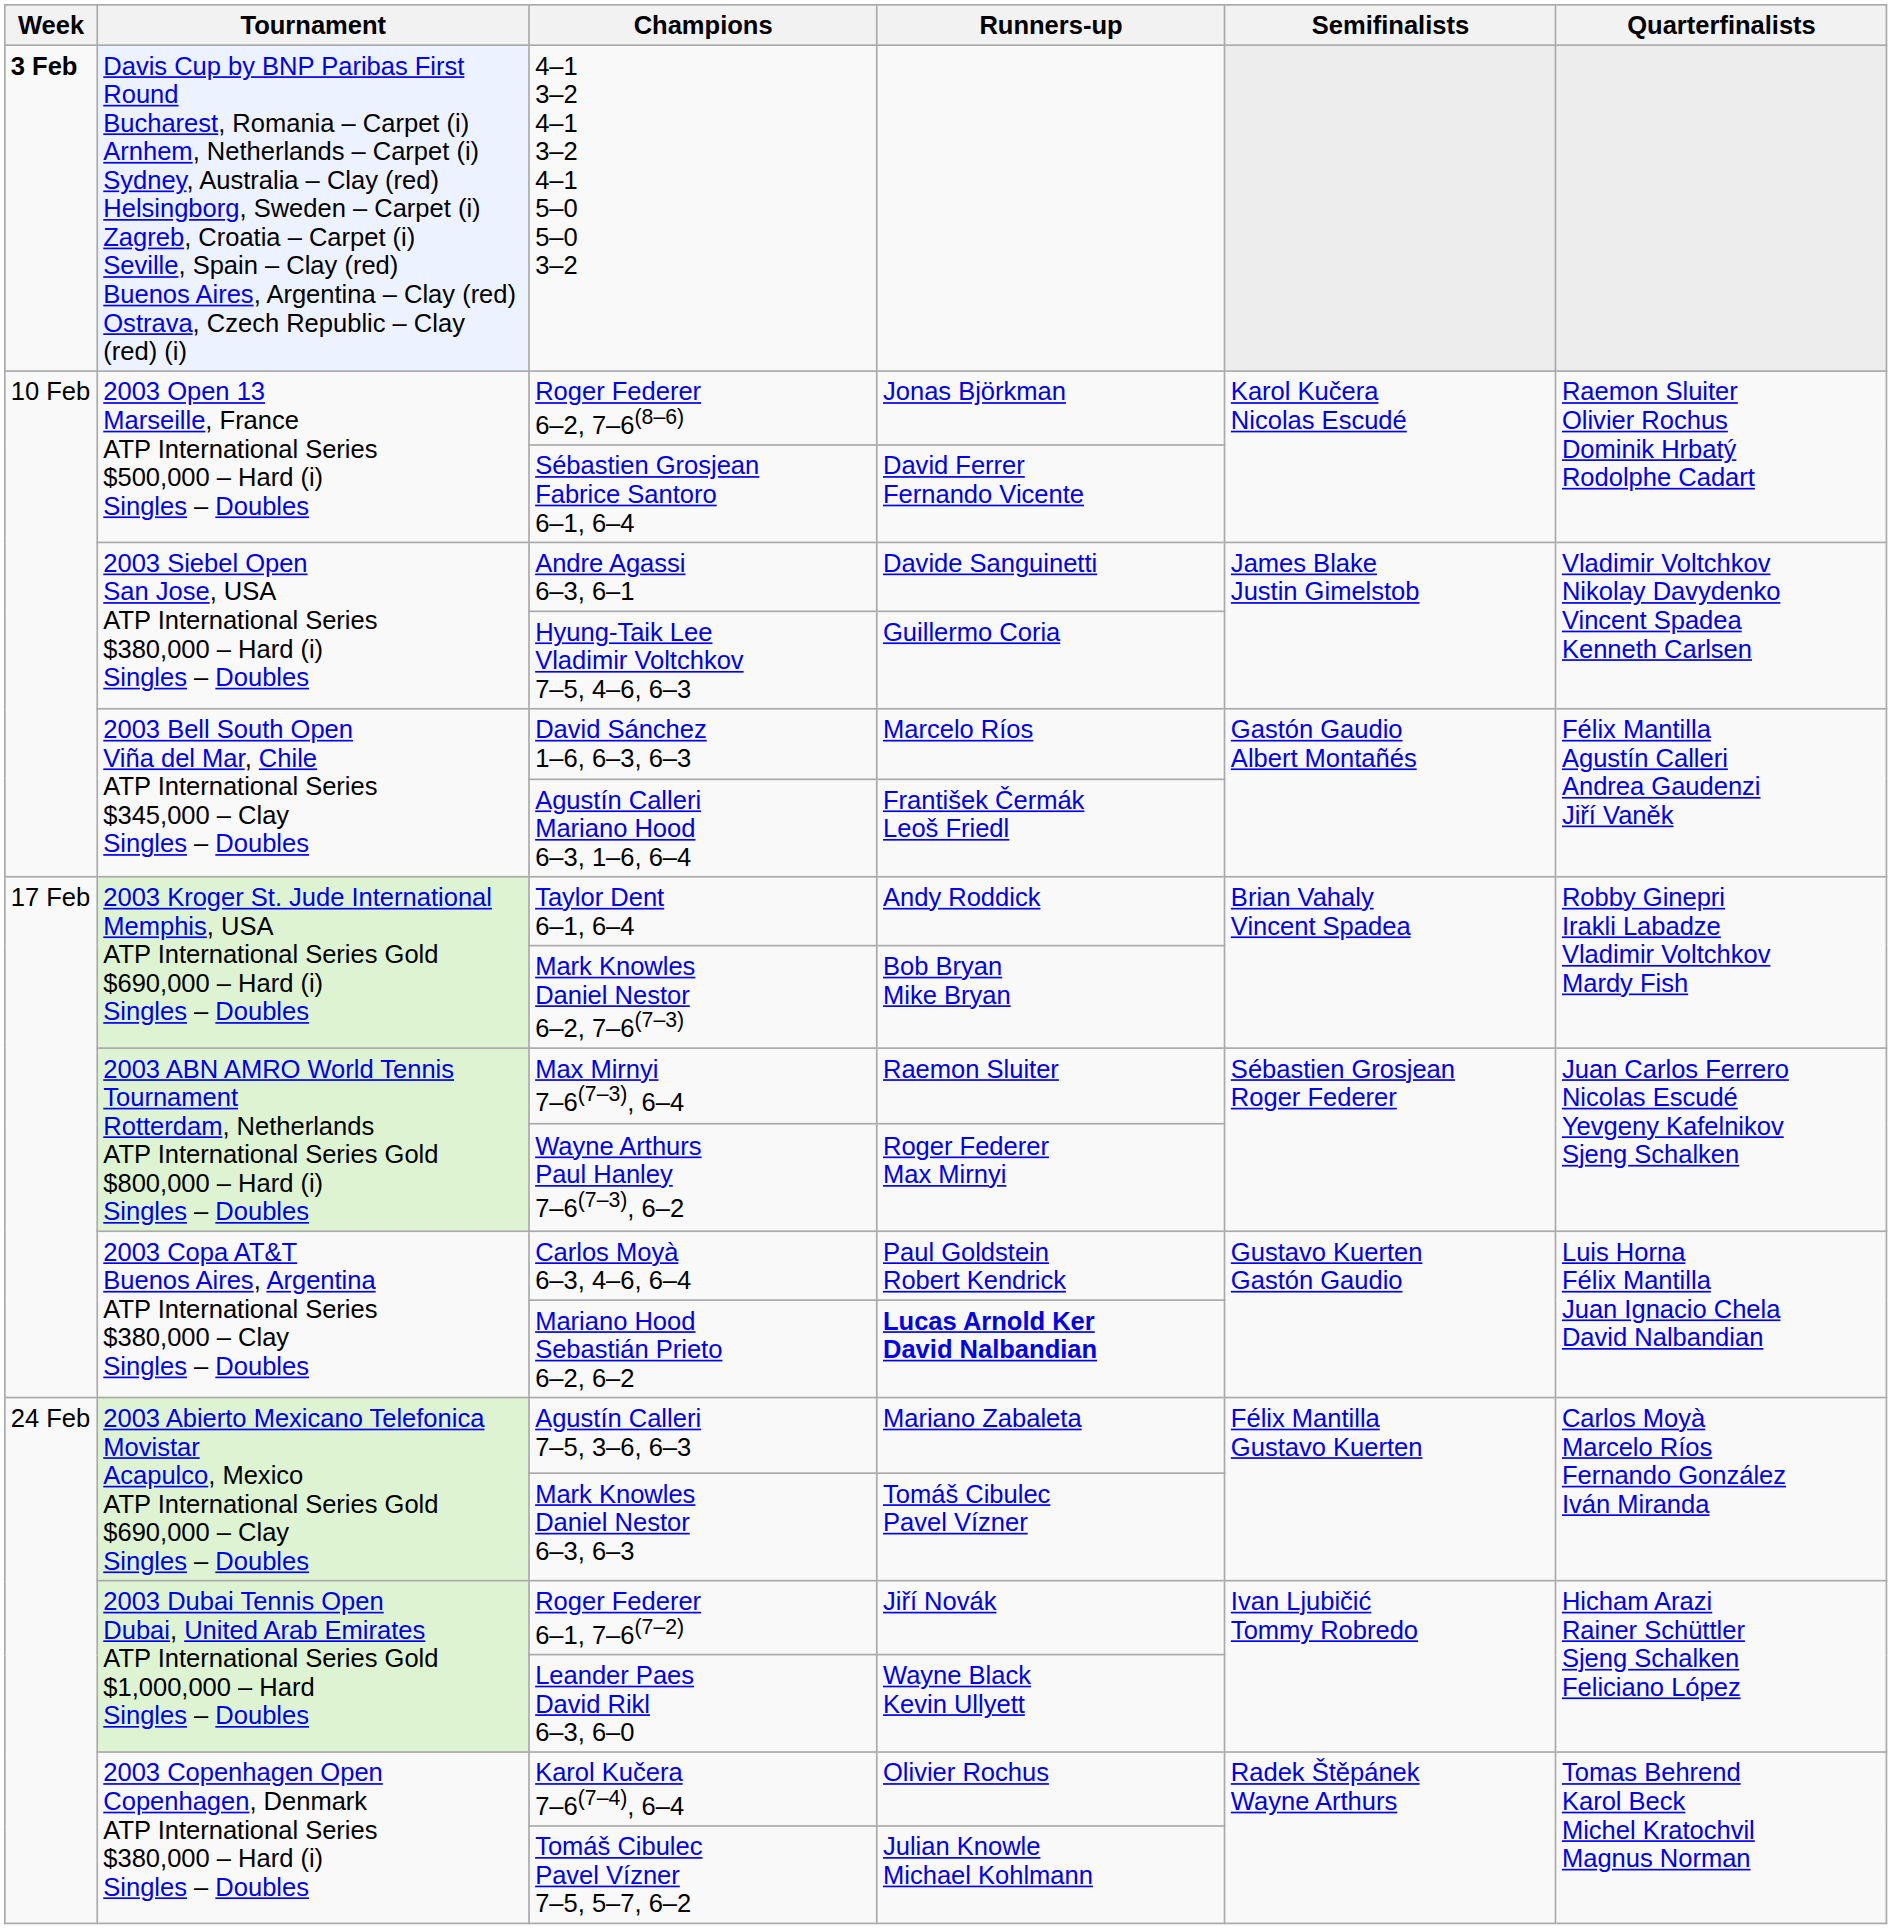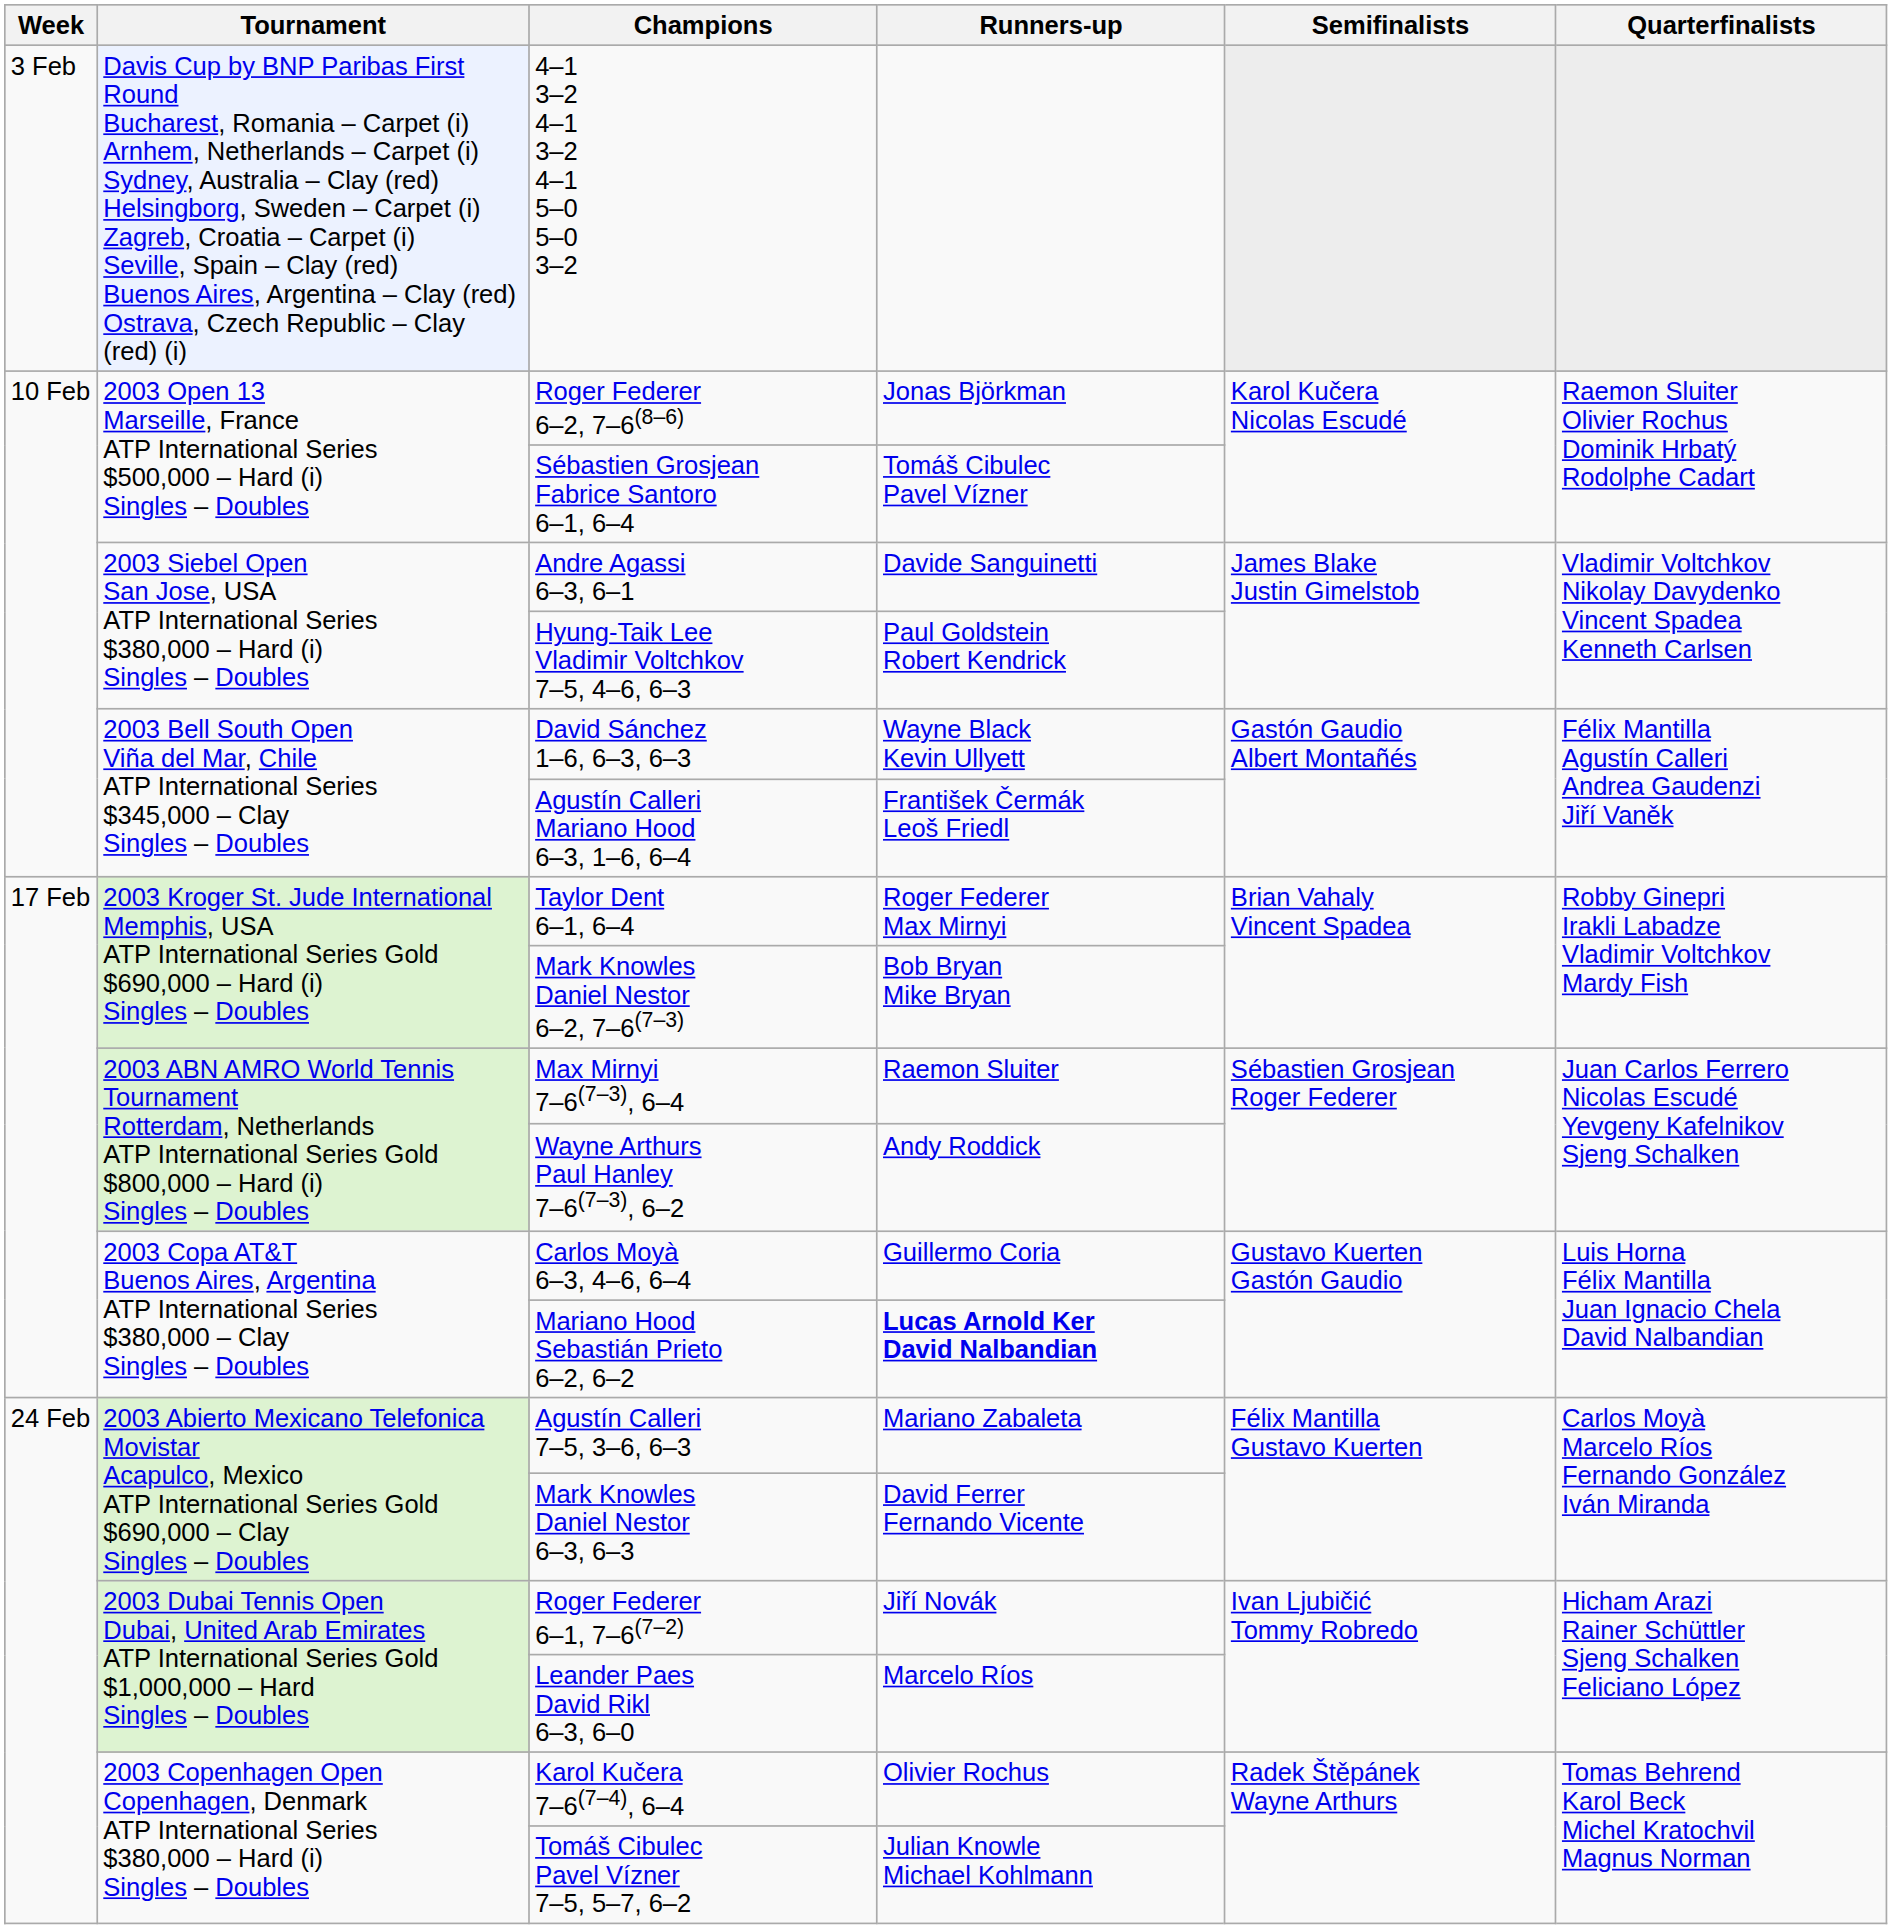(44, 66) bold -> (43, 66) normal
(983, 480) David Ferrer Fernando Vicente -> (967, 480) Tomáš Cibulec Pavel Vízner
(972, 632) Guillermo Coria -> (974, 647) Paul Goldstein Robert Kendrick
(958, 730) Marcelo Ríos -> (957, 744) Wayne Black Kevin Ullyett
(962, 896) Andy Roddick -> (966, 911) Roger Federer Max Mirnyi
(966, 1159) Roger Federer Max Mirnyi -> (962, 1145) Andy Roddick
(974, 1266) Paul Goldstein Robert Kendrick -> (972, 1251) Guillermo Coria
(967, 1508) Tomáš Cibulec Pavel Vízner -> (983, 1508) David Ferrer Fernando Vicente
(957, 1689) Wayne Black Kevin Ullyett -> (958, 1675) Marcelo Ríos
